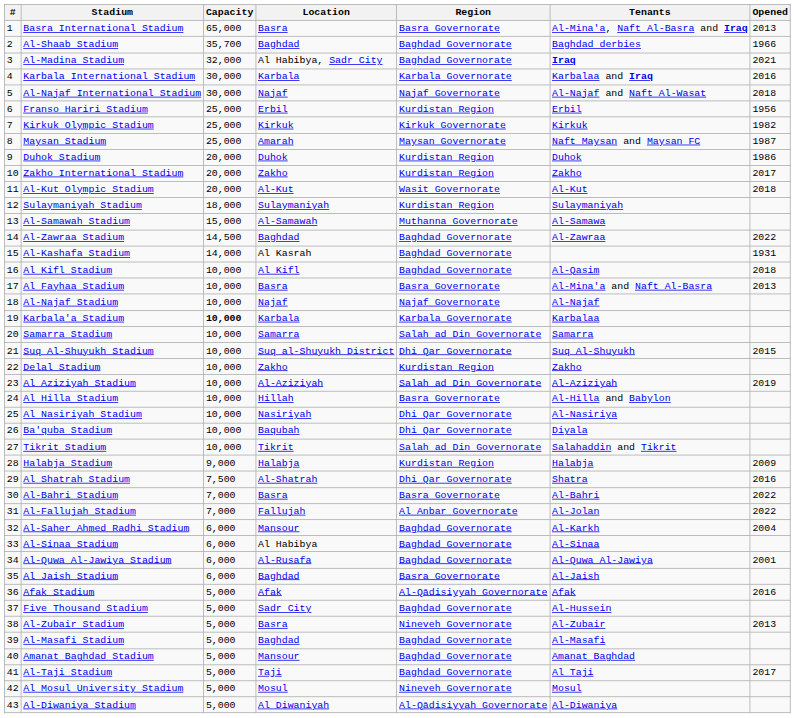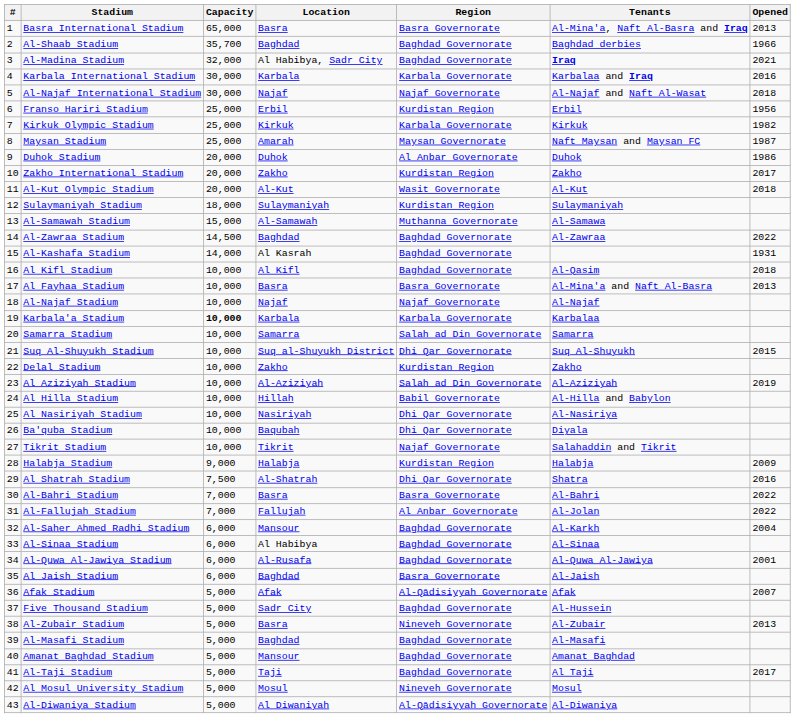(452, 125) Kirkuk Governorate -> (455, 125) Karbala Governorate
(447, 157) Kurdistan Region -> (458, 157) Al Anbar Governorate
(449, 399) Basra Governorate -> (449, 399) Babil Governorate
(470, 447) Salah ad Din Governorate -> (449, 447) Najaf Governorate
(764, 592) 2016 -> (764, 592) 2007
